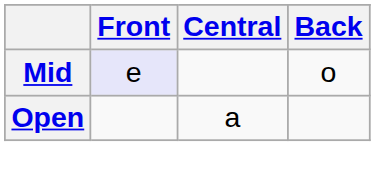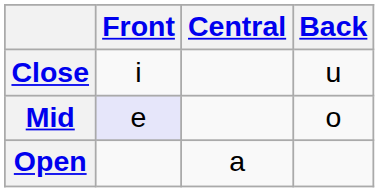+ row: (50, 72)
